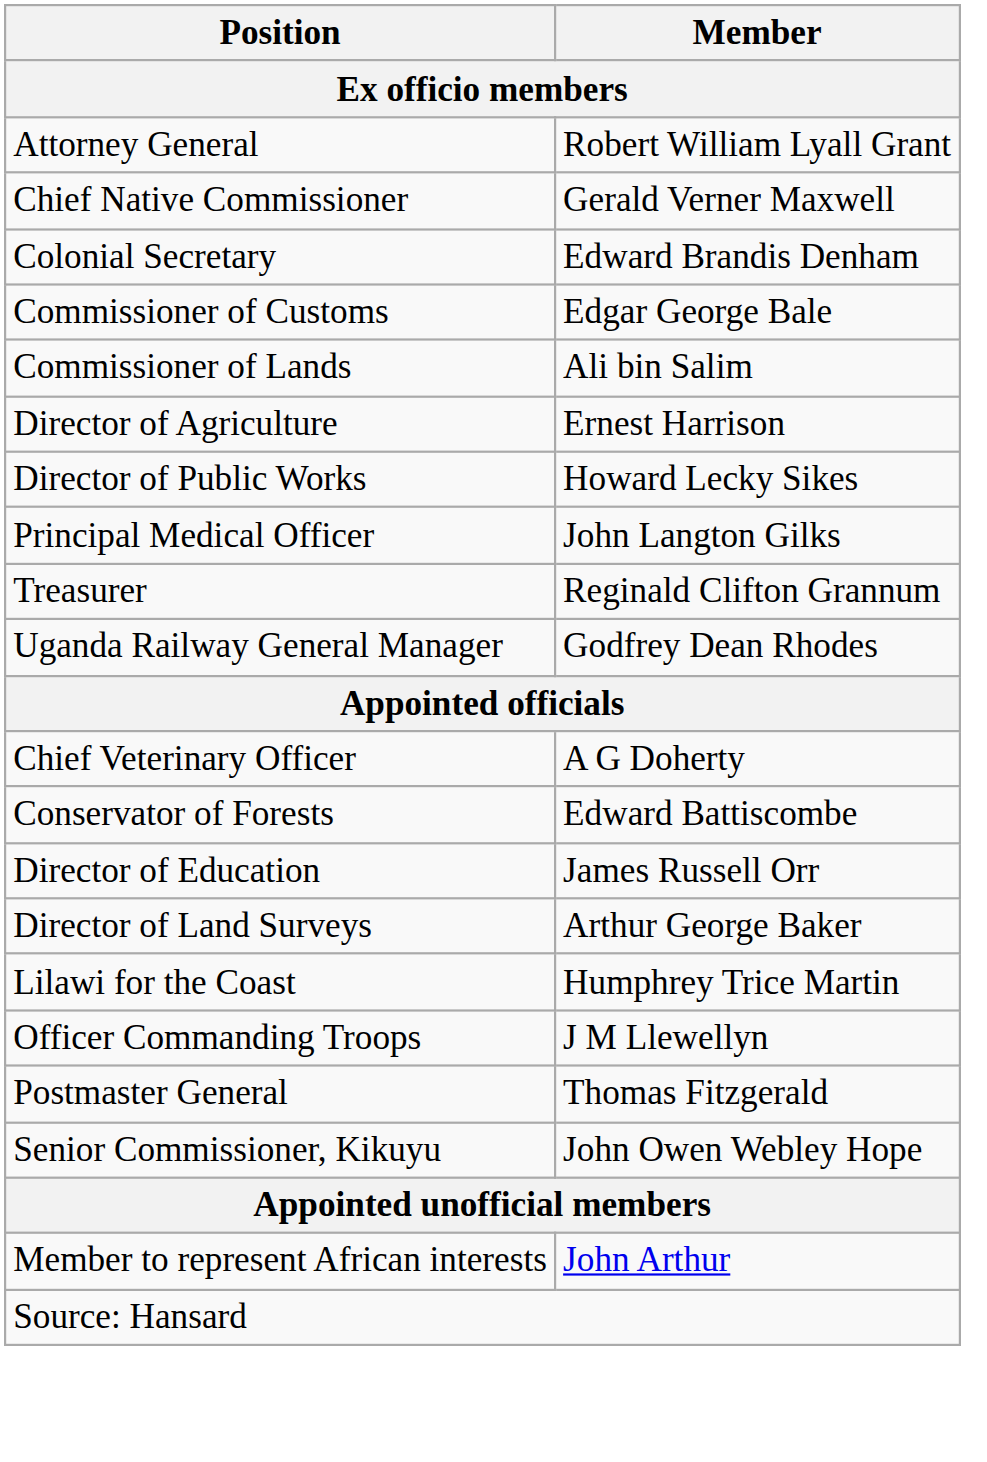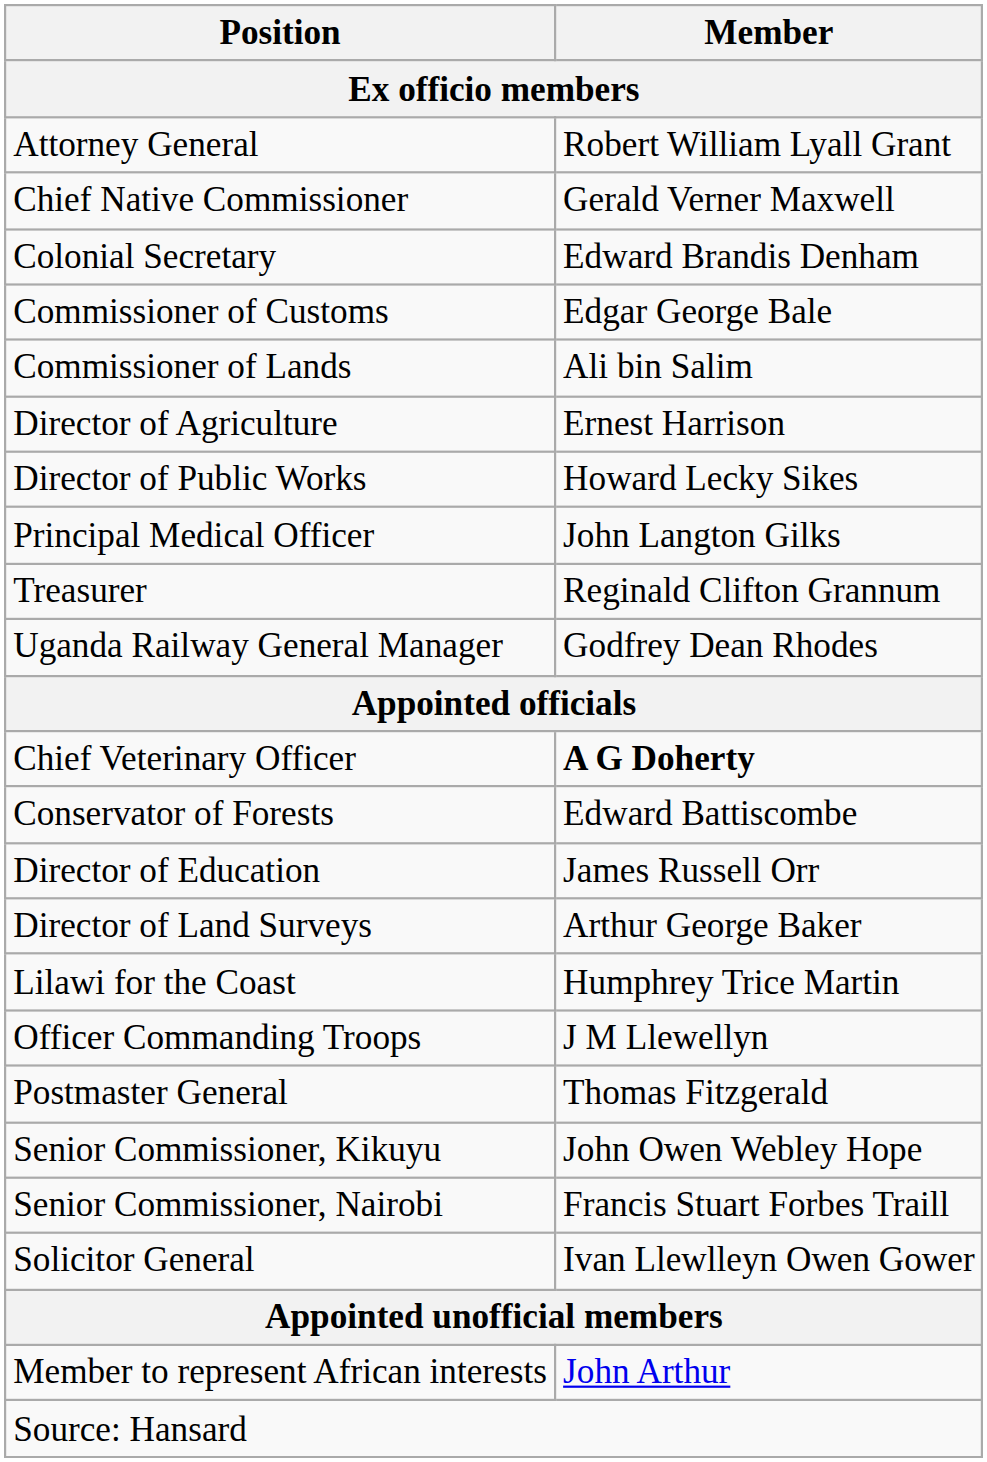(654, 758) normal -> (659, 758) bold
+ row: (228, 1204)
+ row: (134, 1260)
